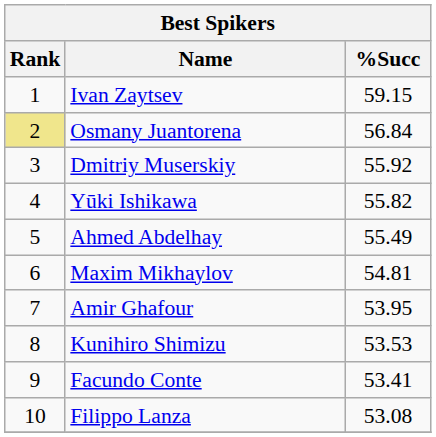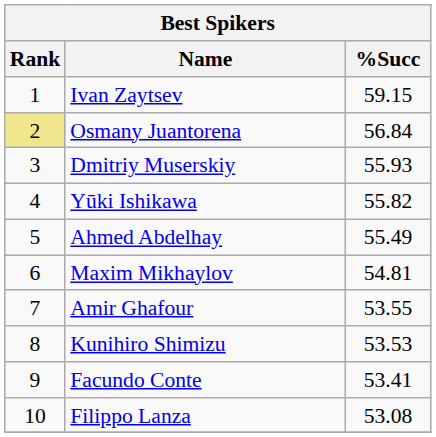(388, 165) 55.92 -> (388, 165) 55.93
(388, 307) 53.95 -> (388, 307) 53.55
